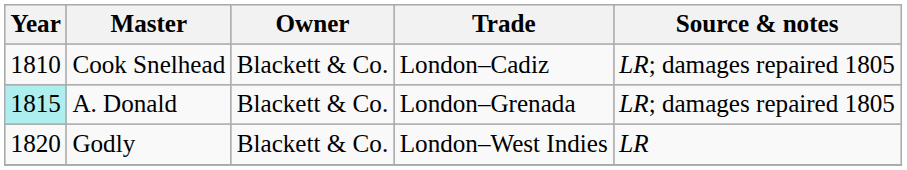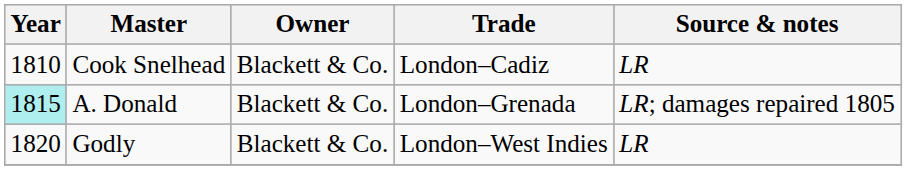(757, 64) LR; damages repaired 1805 -> (634, 64) LR
